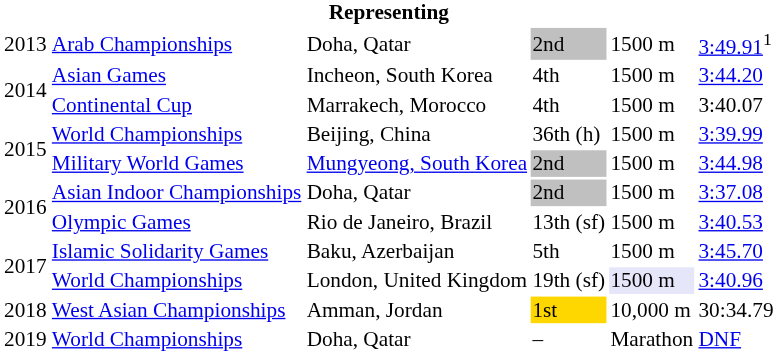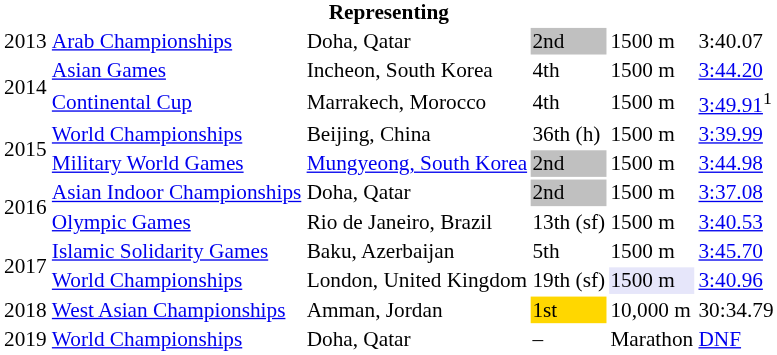(735, 43) 3:49.911 -> (731, 41) 3:40.07
(731, 105) 3:40.07 -> (735, 102) 3:49.911
